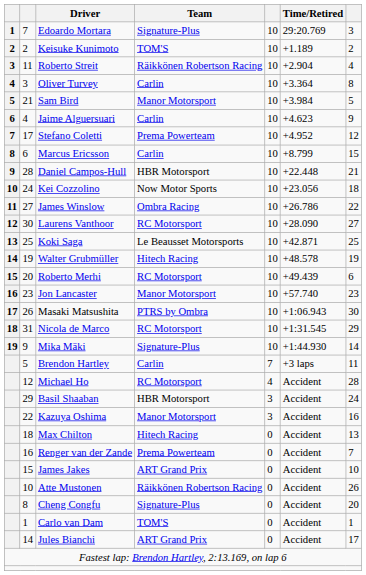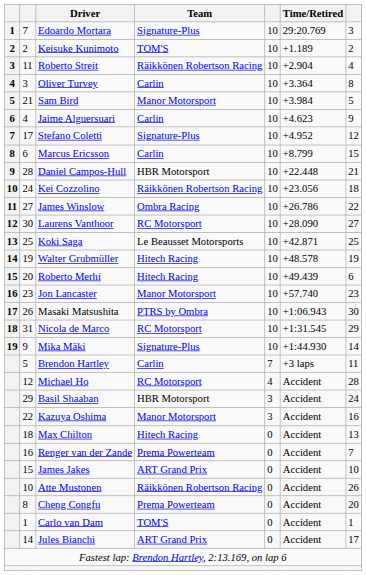(176, 136) Prema Powerteam -> (168, 136) Signature-Plus
(177, 188) Now Motor Sports -> (200, 188) Räikkönen Robertson Racing
(169, 276) RC Motorsport -> (168, 276) Hitech Racing
(168, 504) Signature-Plus -> (176, 504) Prema Powerteam
